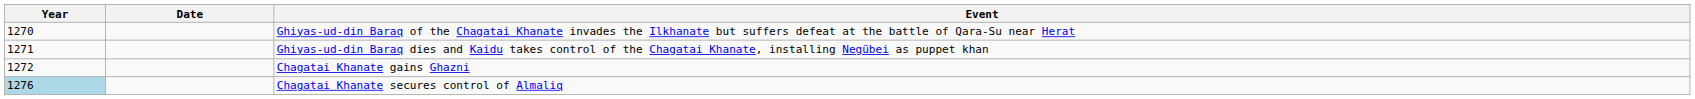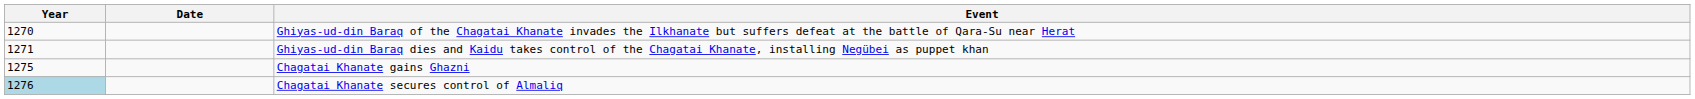(20, 67) 1272 -> (20, 67) 1275
